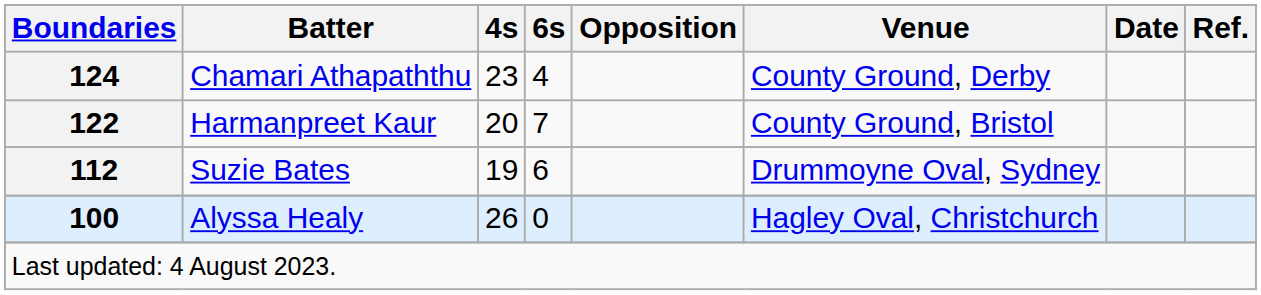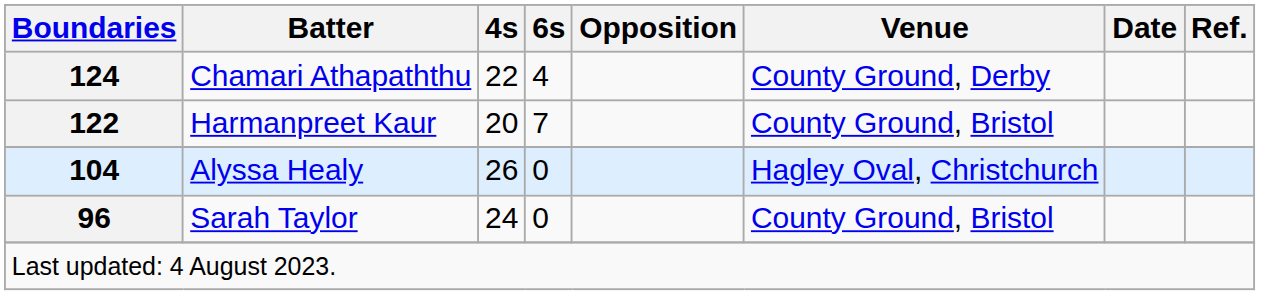(502, 75) 23 -> (502, 75) 22
- row: (270, 170)
(94, 218) 100 -> (94, 170) 104
+ row: (274, 218)
